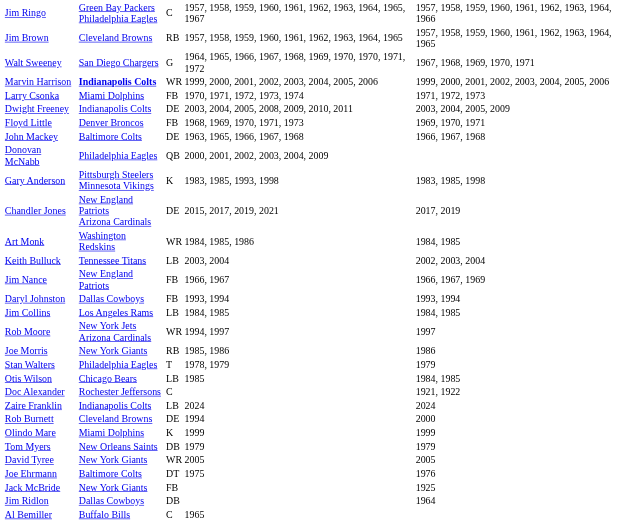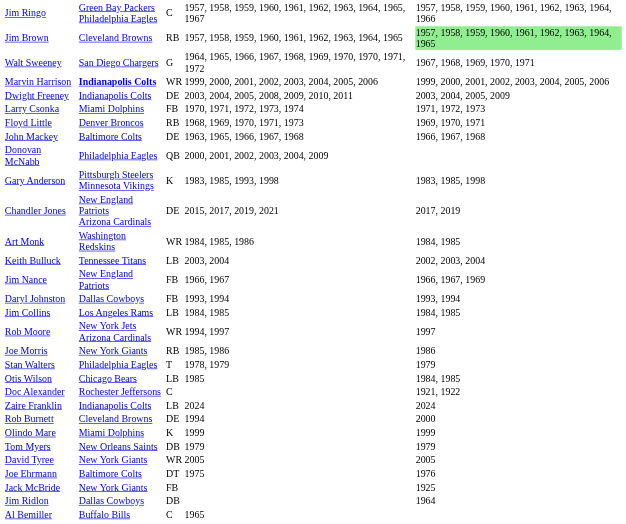(514, 38) no background -> (514, 38) lightgreen background
rows swapped: (37, 109) <-> (32, 95)
(172, 123) FB -> (173, 123) RB
